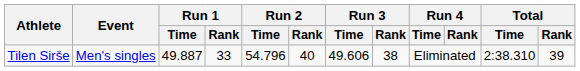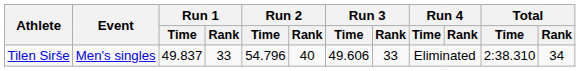(182, 56) 49.887 -> (182, 56) 49.837
(391, 56) 38 -> (391, 56) 33
(557, 56) 39 -> (557, 56) 34
